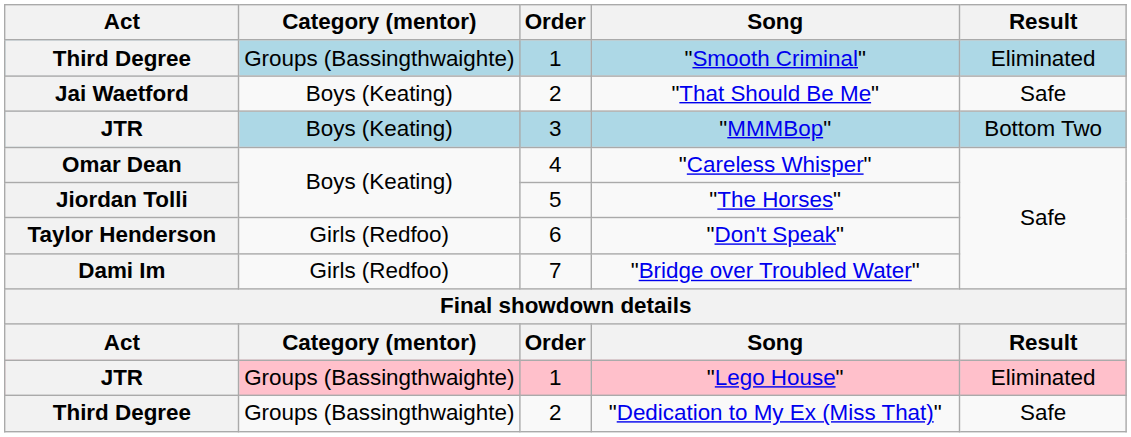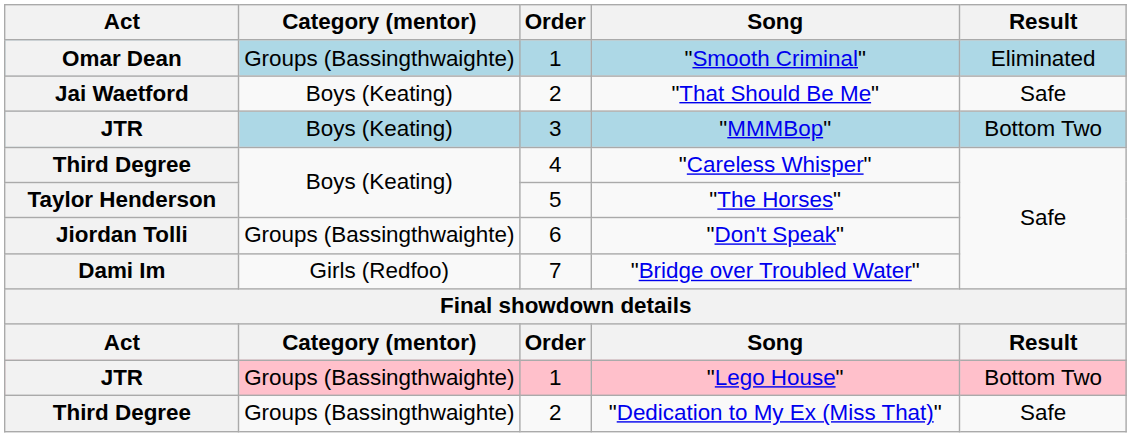(122, 57) Third Degree -> (122, 57) Omar Dean
(122, 164) Omar Dean -> (122, 164) Third Degree
(122, 199) Jiordan Tolli -> (122, 199) Taylor Henderson
(122, 235) Taylor Henderson -> (122, 235) Jiordan Tolli
(379, 235) Girls (Redfoo) -> (379, 235) Groups (Bassingthwaighte)
(1043, 377) Eliminated -> (1043, 377) Bottom Two
